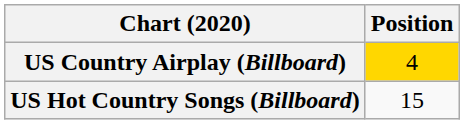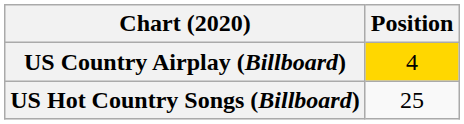(412, 99) 15 -> (412, 99) 25
